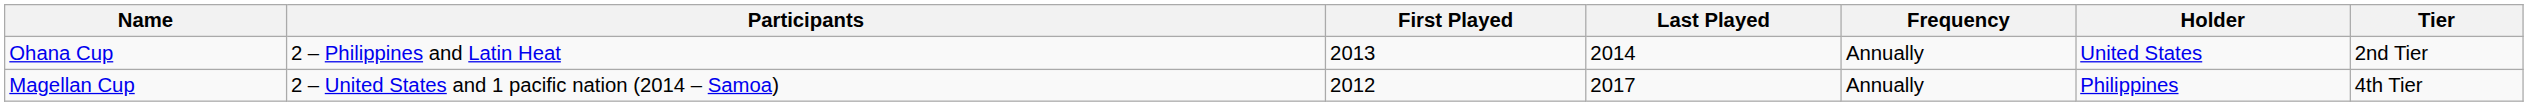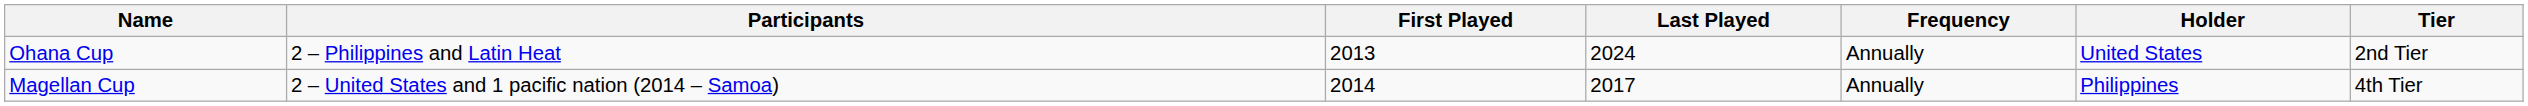(1613, 52) 2014 -> (1613, 52) 2024
(1353, 85) 2012 -> (1353, 85) 2014
